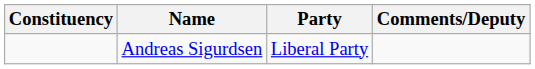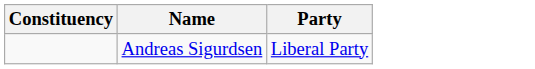- column: (451, 19)
